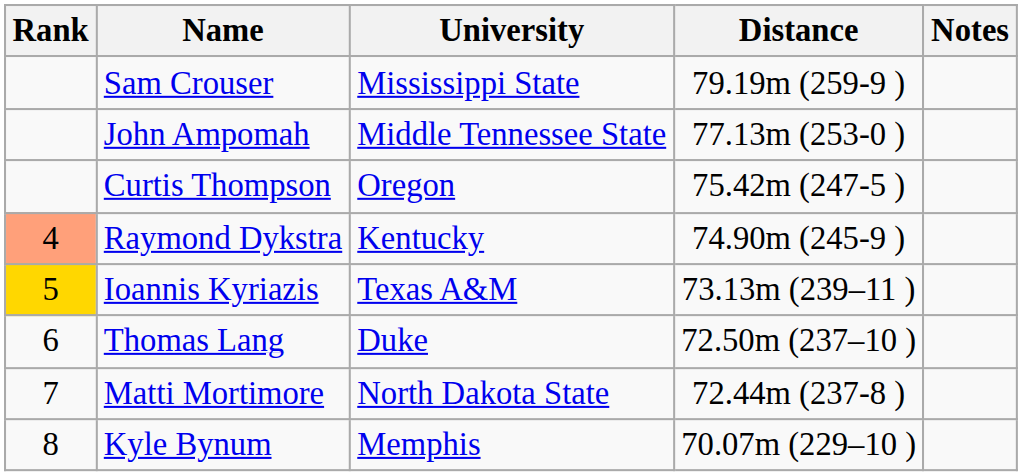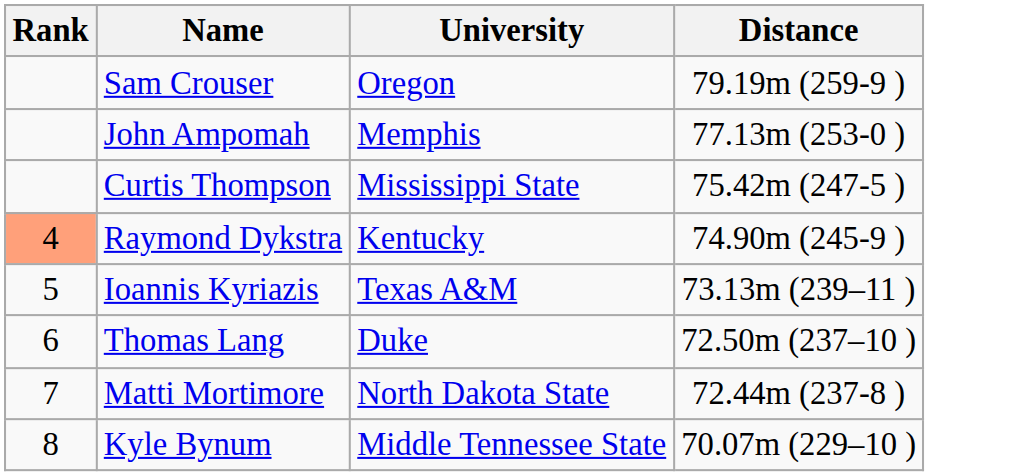- column: (970, 30)
(468, 82) Mississippi State -> (406, 82) Oregon
(512, 133) Middle Tennessee State -> (419, 133) Memphis
(406, 185) Oregon -> (468, 185) Mississippi State
(51, 289) gold background -> (51, 289) no background
(419, 444) Memphis -> (512, 444) Middle Tennessee State
